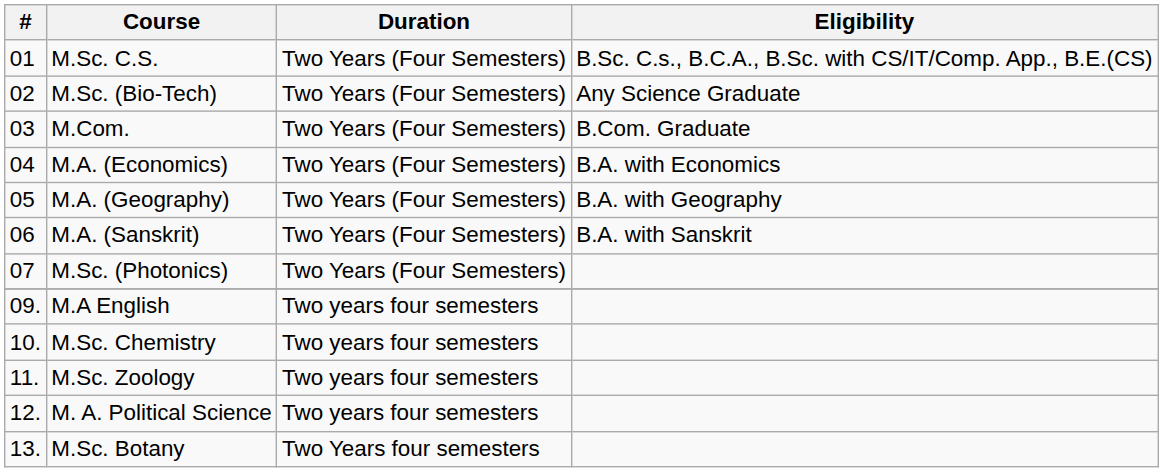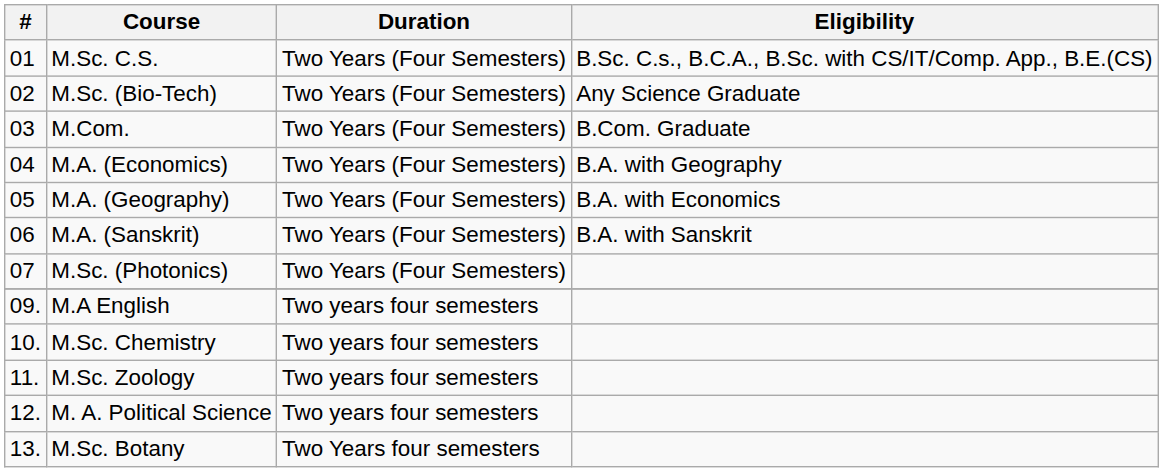(678, 164) B.A. with Economics -> (679, 164) B.A. with Geography
(679, 199) B.A. with Geography -> (678, 199) B.A. with Economics
